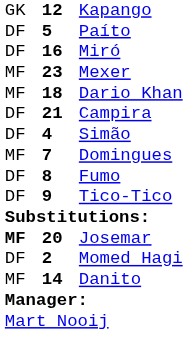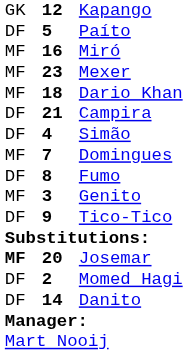(15, 52) DF -> (15, 52) MF
+ row: (110, 197)
(15, 280) MF -> (15, 300) DF
